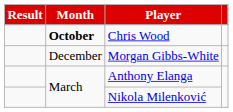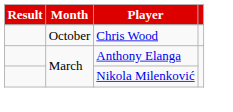(71, 35) bold -> (70, 35) normal
- row: (163, 55)
